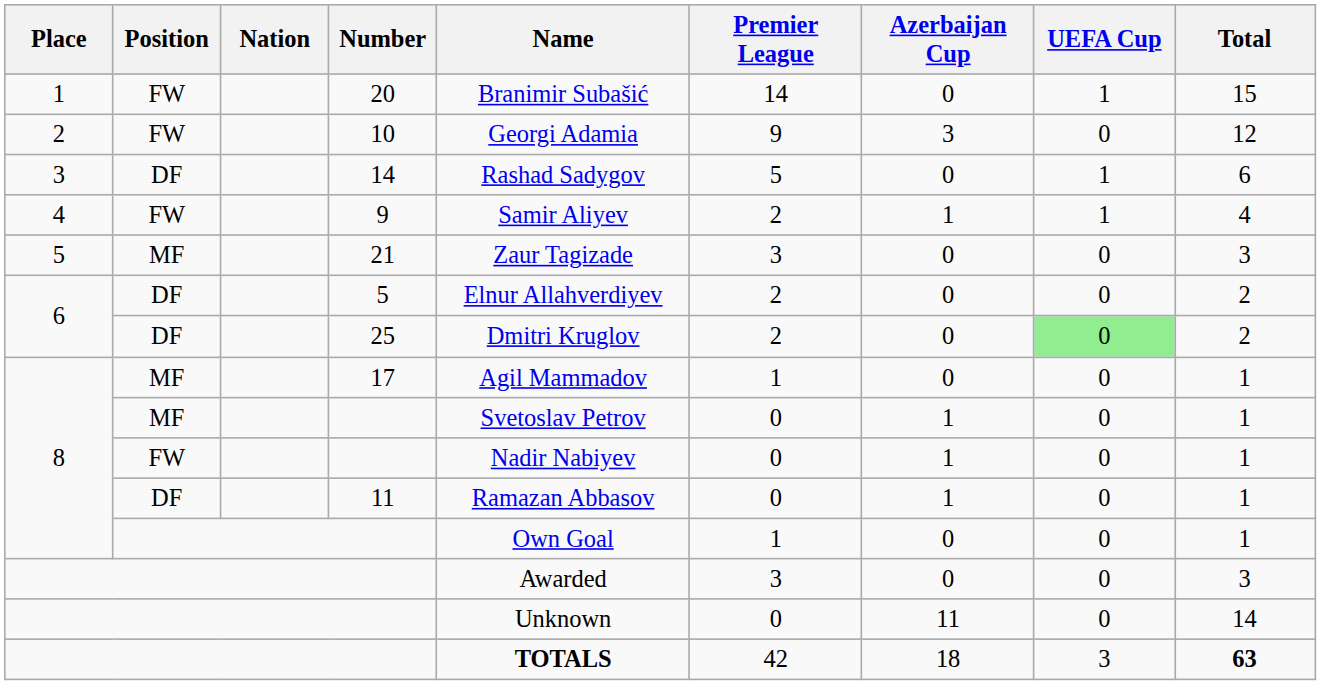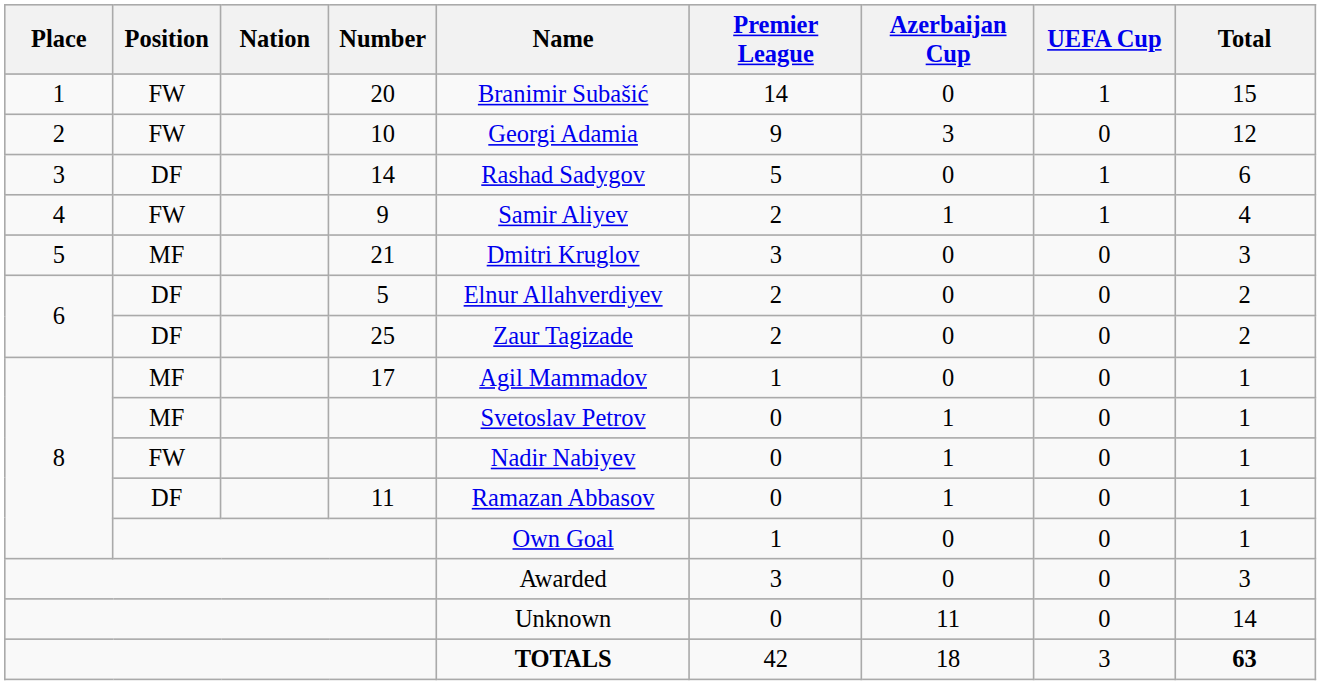(563, 255) Zaur Tagizade -> (563, 255) Dmitri Kruglov
(563, 336) Dmitri Kruglov -> (563, 336) Zaur Tagizade
(1104, 336) lightgreen background -> (1104, 336) no background
